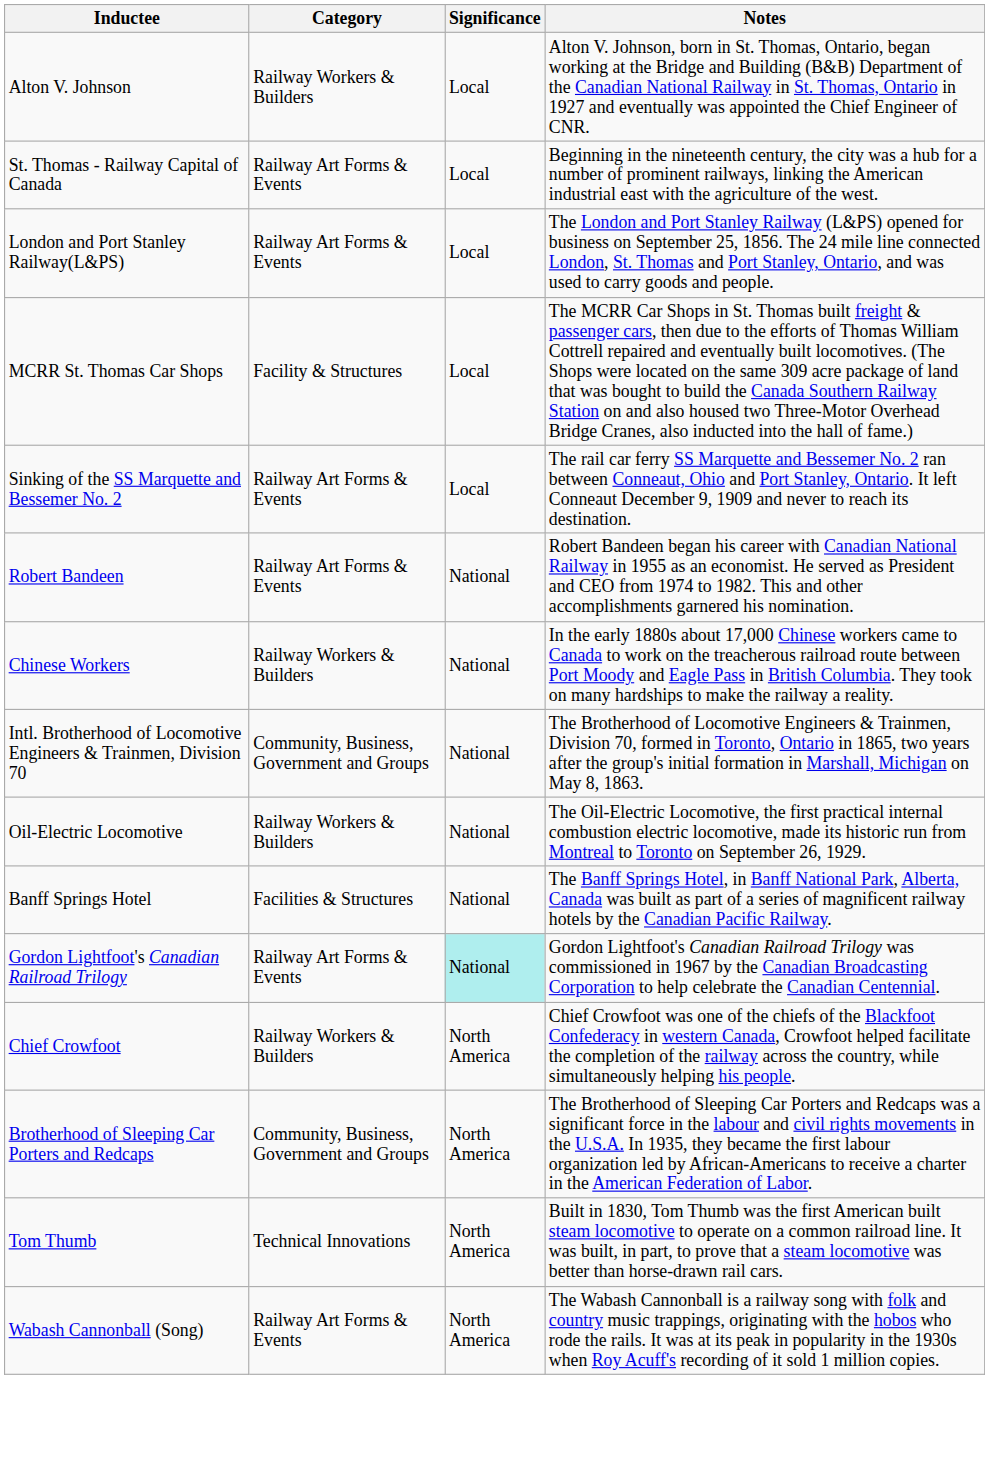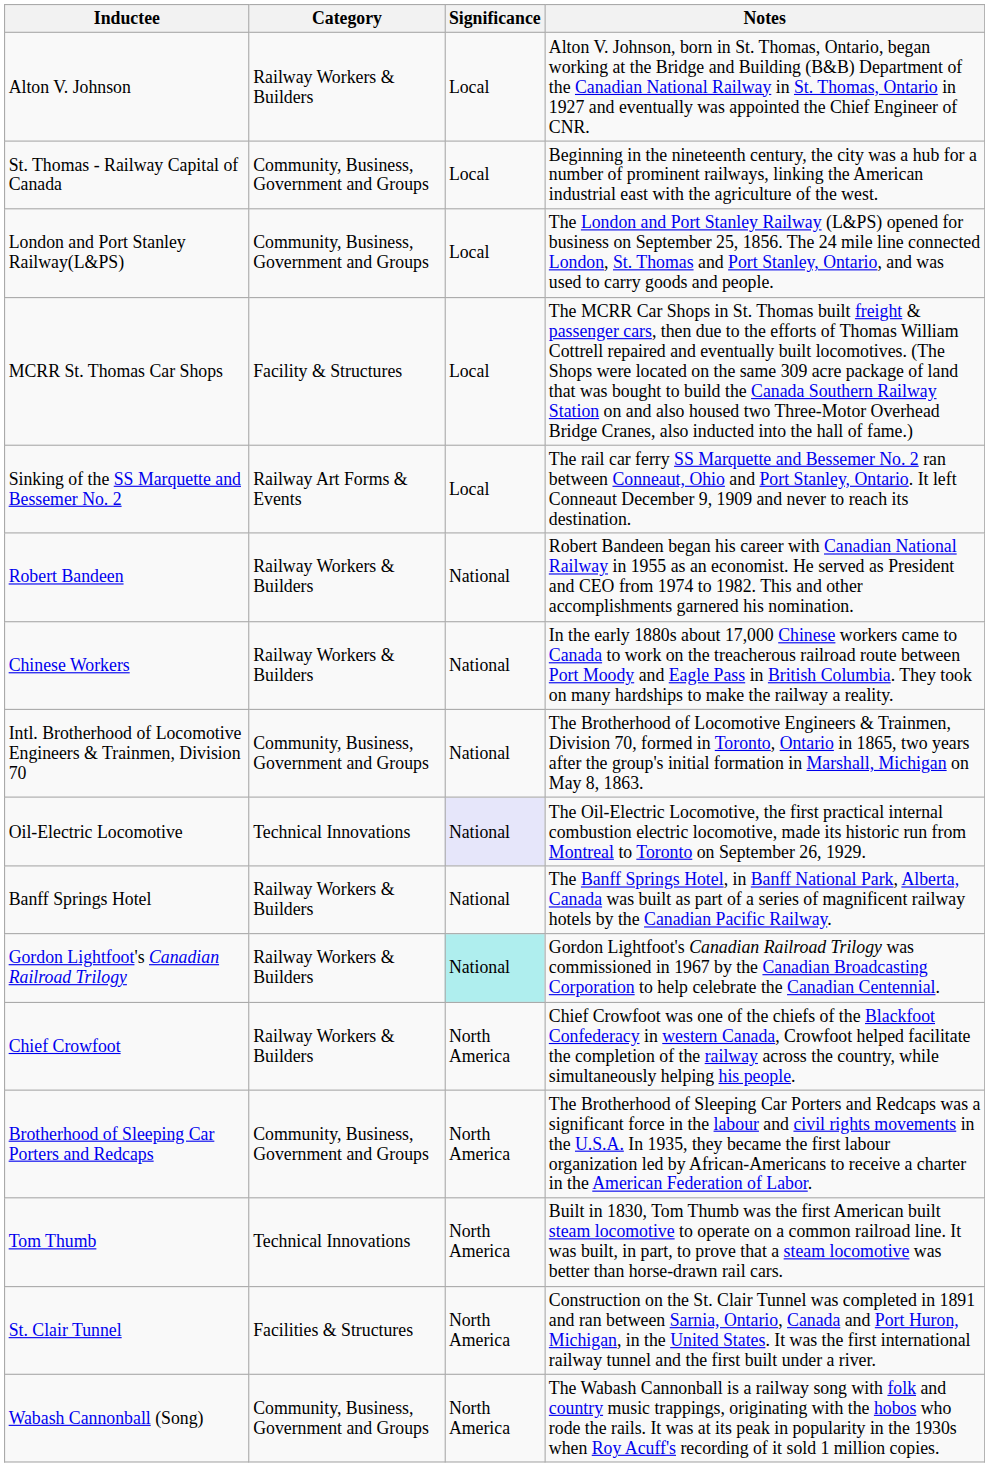(330, 174) Railway Art Forms & Events -> (341, 174) Community, Business, Government and Groups
(330, 252) Railway Art Forms & Events -> (341, 252) Community, Business, Government and Groups
(330, 577) Railway Art Forms & Events -> (324, 577) Railway Workers & Builders
(324, 831) Railway Workers & Builders -> (332, 831) Technical Innovations
(479, 831) no background -> (479, 831) lavender background
(333, 899) Facilities & Structures -> (324, 899) Railway Workers & Builders
(330, 967) Railway Art Forms & Events -> (324, 967) Railway Workers & Builders
+ row: (65, 1330)
(330, 1330) Railway Art Forms & Events -> (341, 1418) Community, Business, Government and Groups
